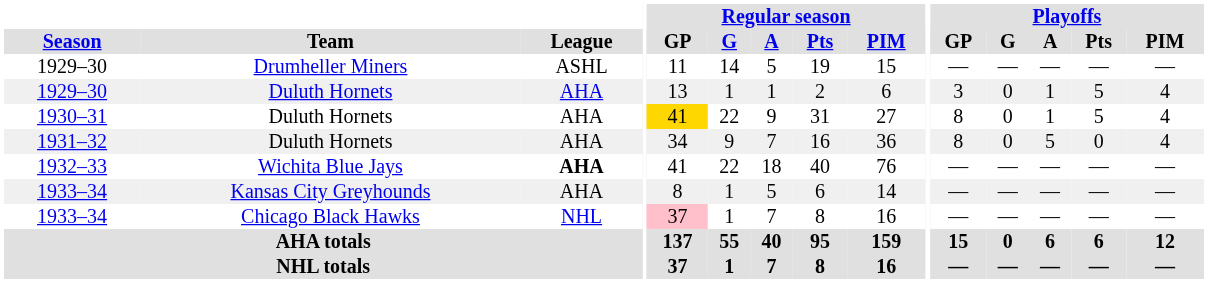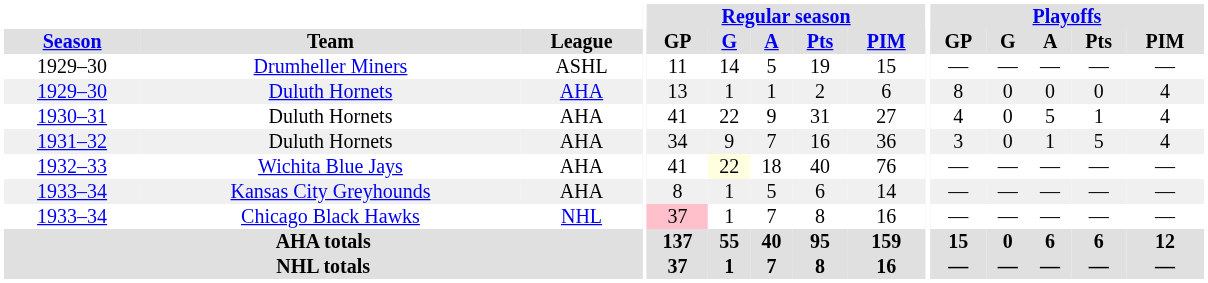(958, 91) 3 -> (958, 91) 8
(1050, 91) 1 -> (1050, 91) 0
(1099, 91) 5 -> (1099, 91) 0
(678, 116) gold background -> (678, 116) no background
(958, 116) 8 -> (958, 116) 4
(1050, 116) 1 -> (1050, 116) 5
(1099, 116) 5 -> (1099, 116) 1
(958, 141) 8 -> (958, 141) 3
(1050, 141) 5 -> (1050, 141) 1
(1099, 141) 0 -> (1099, 141) 5
(582, 166) bold -> (582, 166) normal
(729, 166) no background -> (729, 166) lightyellow background
